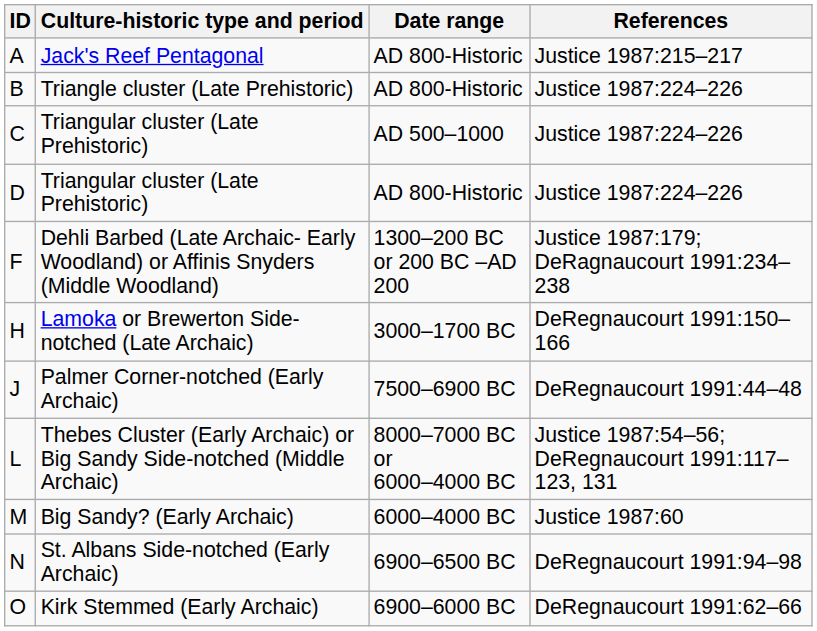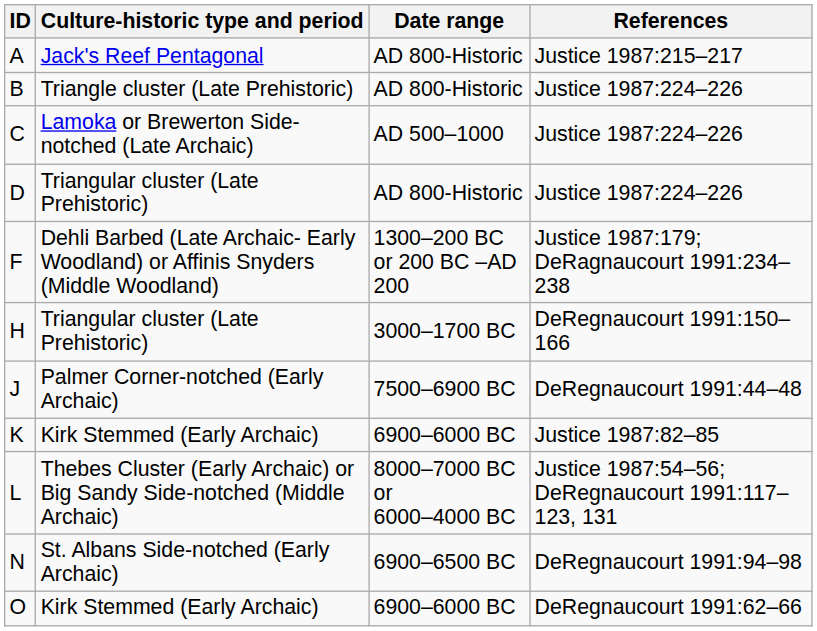(150, 134) Triangular cluster (Late Prehistoric) -> (170, 134) Lamoka or Brewerton Side-notched (Late Archaic)
(170, 331) Lamoka or Brewerton Side-notched (Late Archaic) -> (150, 331) Triangular cluster (Late Prehistoric)
+ row: (17, 435)
- row: (18, 516)
